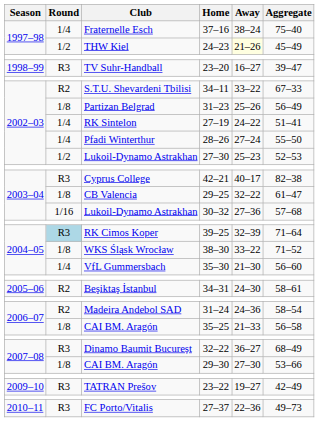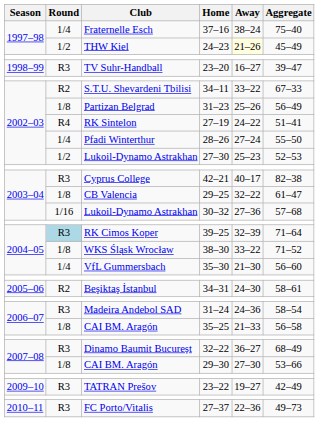(64, 123) 1/4 -> (64, 123) R4
(64, 310) R2 -> (64, 310) R3
